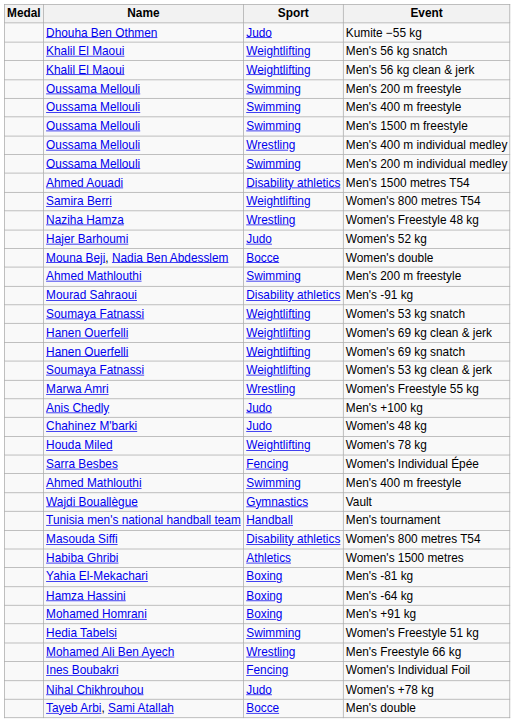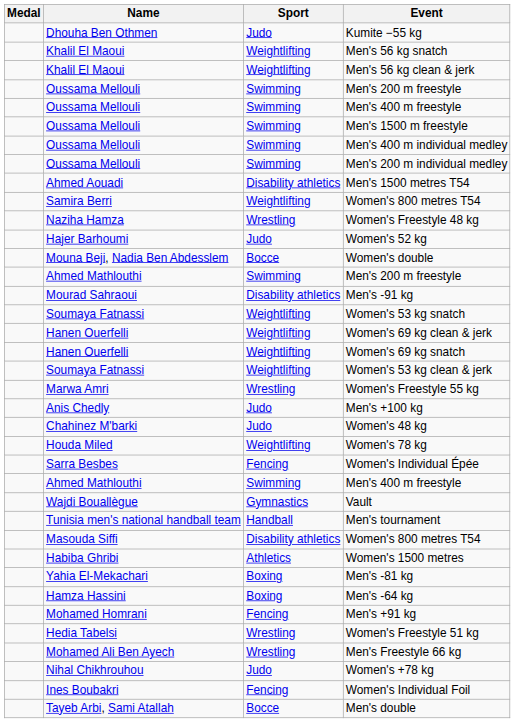(271, 145) Wrestling -> (274, 145) Swimming
(264, 614) Boxing -> (267, 614) Fencing
(274, 633) Swimming -> (271, 633) Wrestling
rows swapped: (82, 671) <-> (95, 689)
